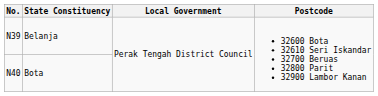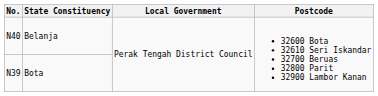(13, 36) N39 -> (13, 36) N40
(13, 73) N40 -> (13, 73) N39
